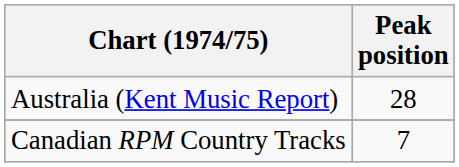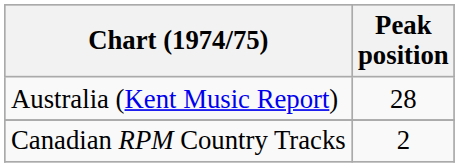(403, 140) 7 -> (403, 140) 2
